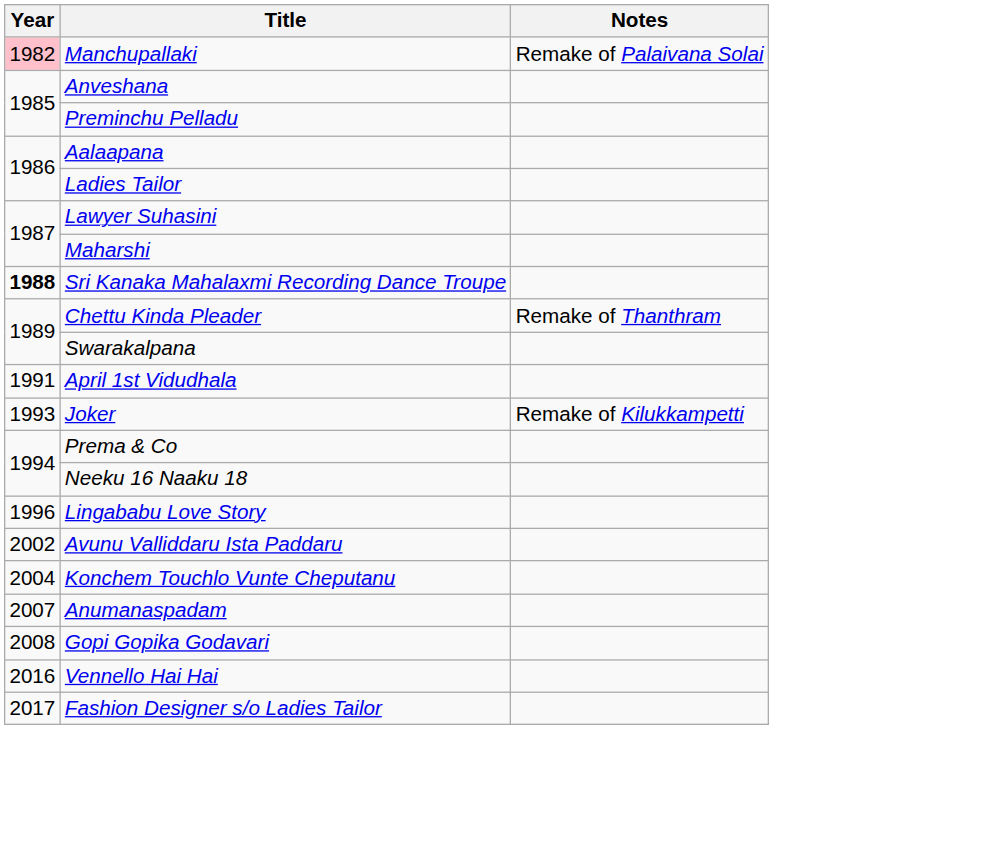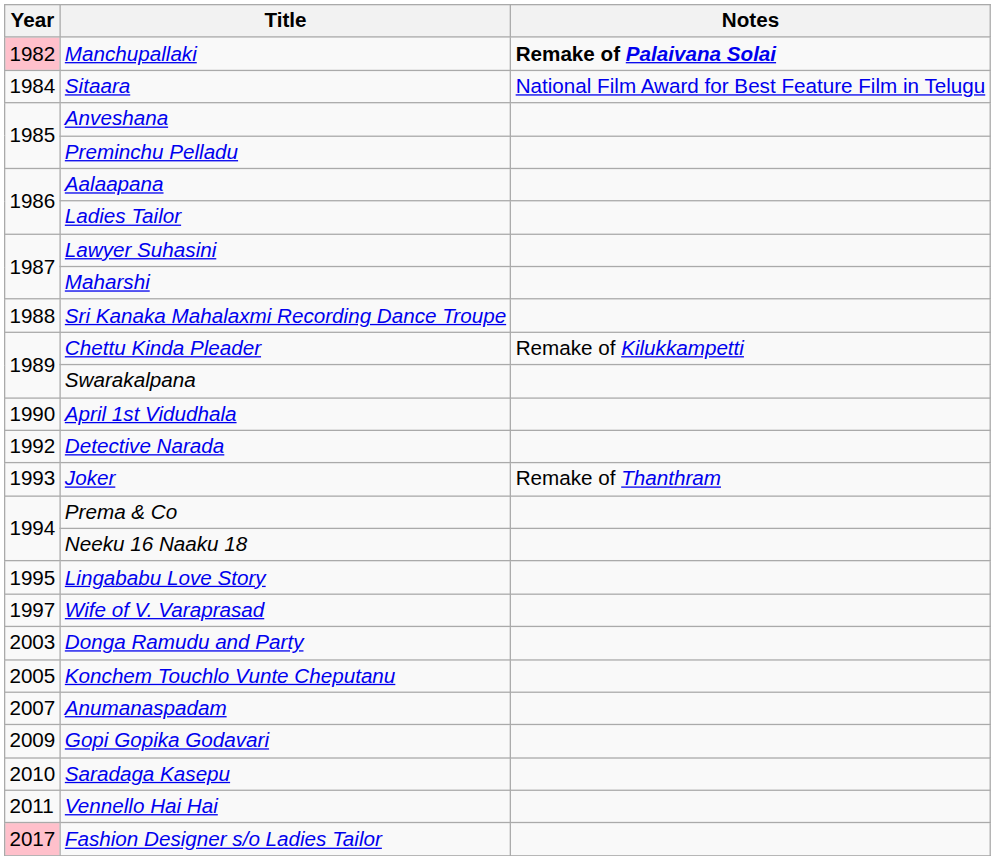(640, 53) normal -> (646, 53) bold
+ row: (98, 86)
(32, 282) bold -> (32, 315) normal
(618, 315) Remake of Thanthram -> (630, 348) Remake of Kilukkampetti
(32, 380) 1991 -> (32, 413) 1990
+ row: (145, 446)
(630, 413) Remake of Kilukkampetti -> (618, 479) Remake of Thanthram
(32, 511) 1996 -> (32, 577) 1995
+ row: (165, 610)
- row: (204, 544)
+ row: (184, 642)
(32, 577) 2004 -> (32, 675) 2005
(32, 642) 2008 -> (32, 741) 2009
+ row: (147, 773)
(32, 675) 2016 -> (32, 806) 2011
(32, 708) no background -> (32, 839) pink background
